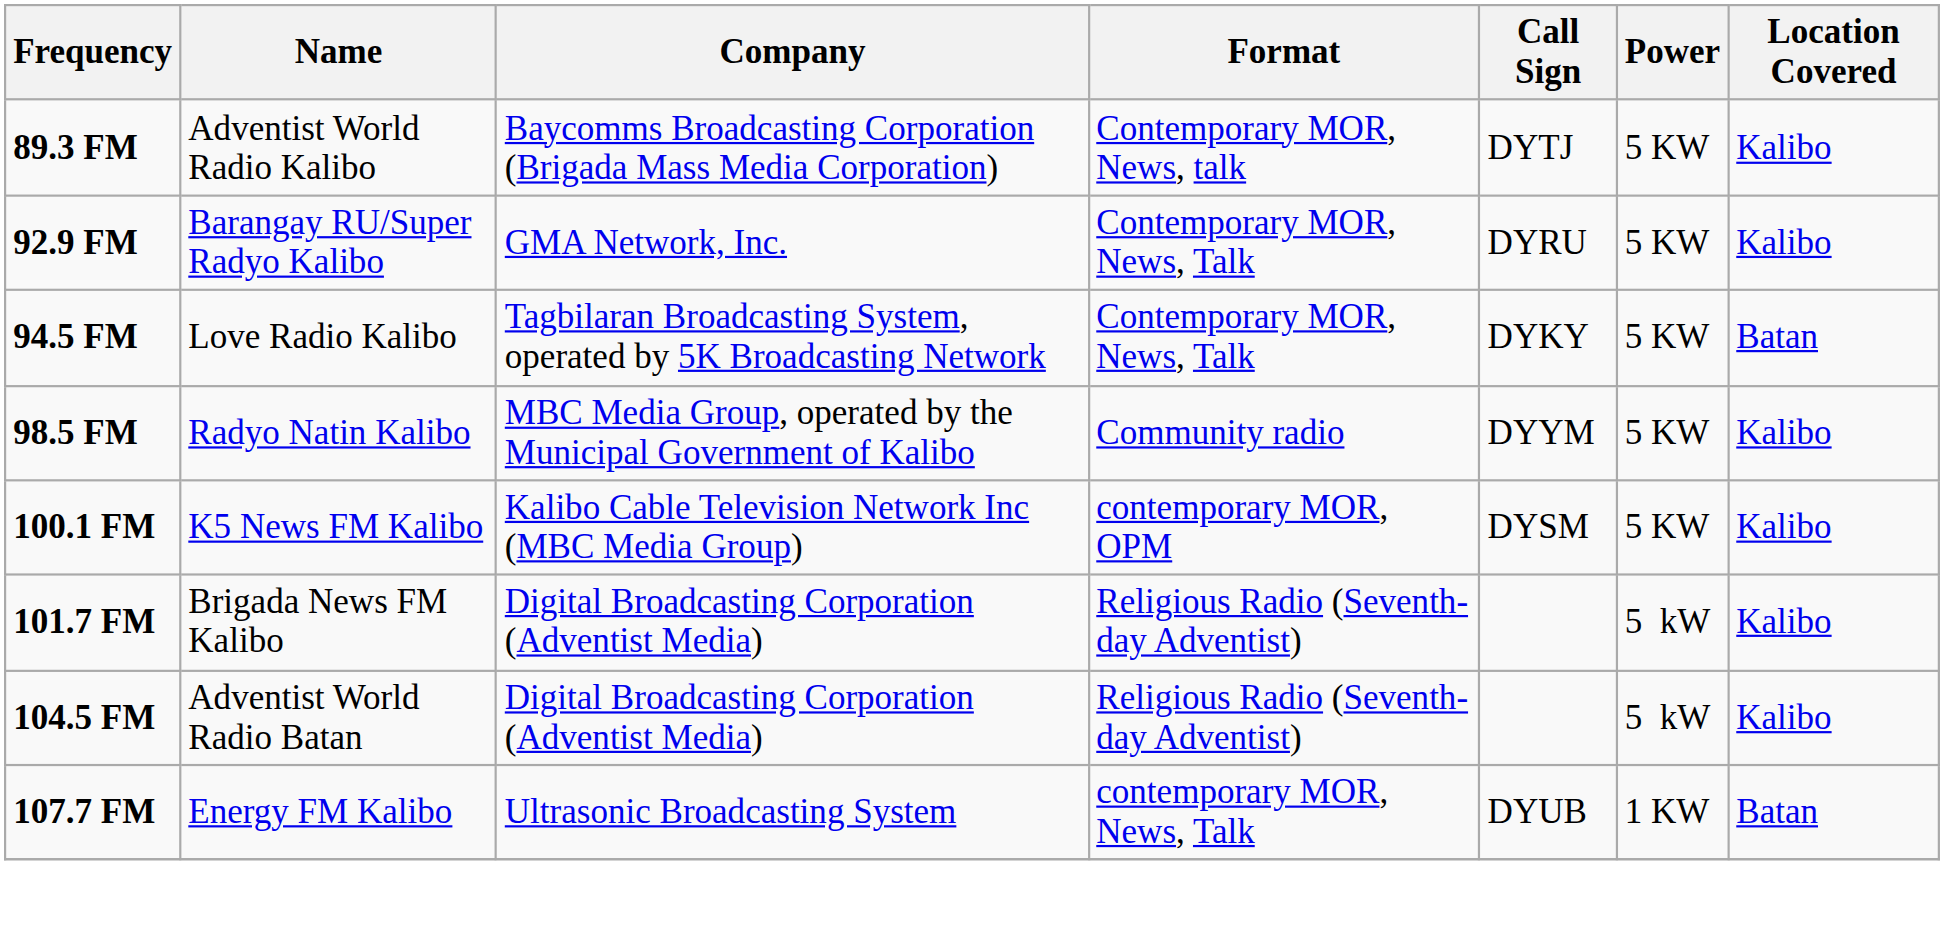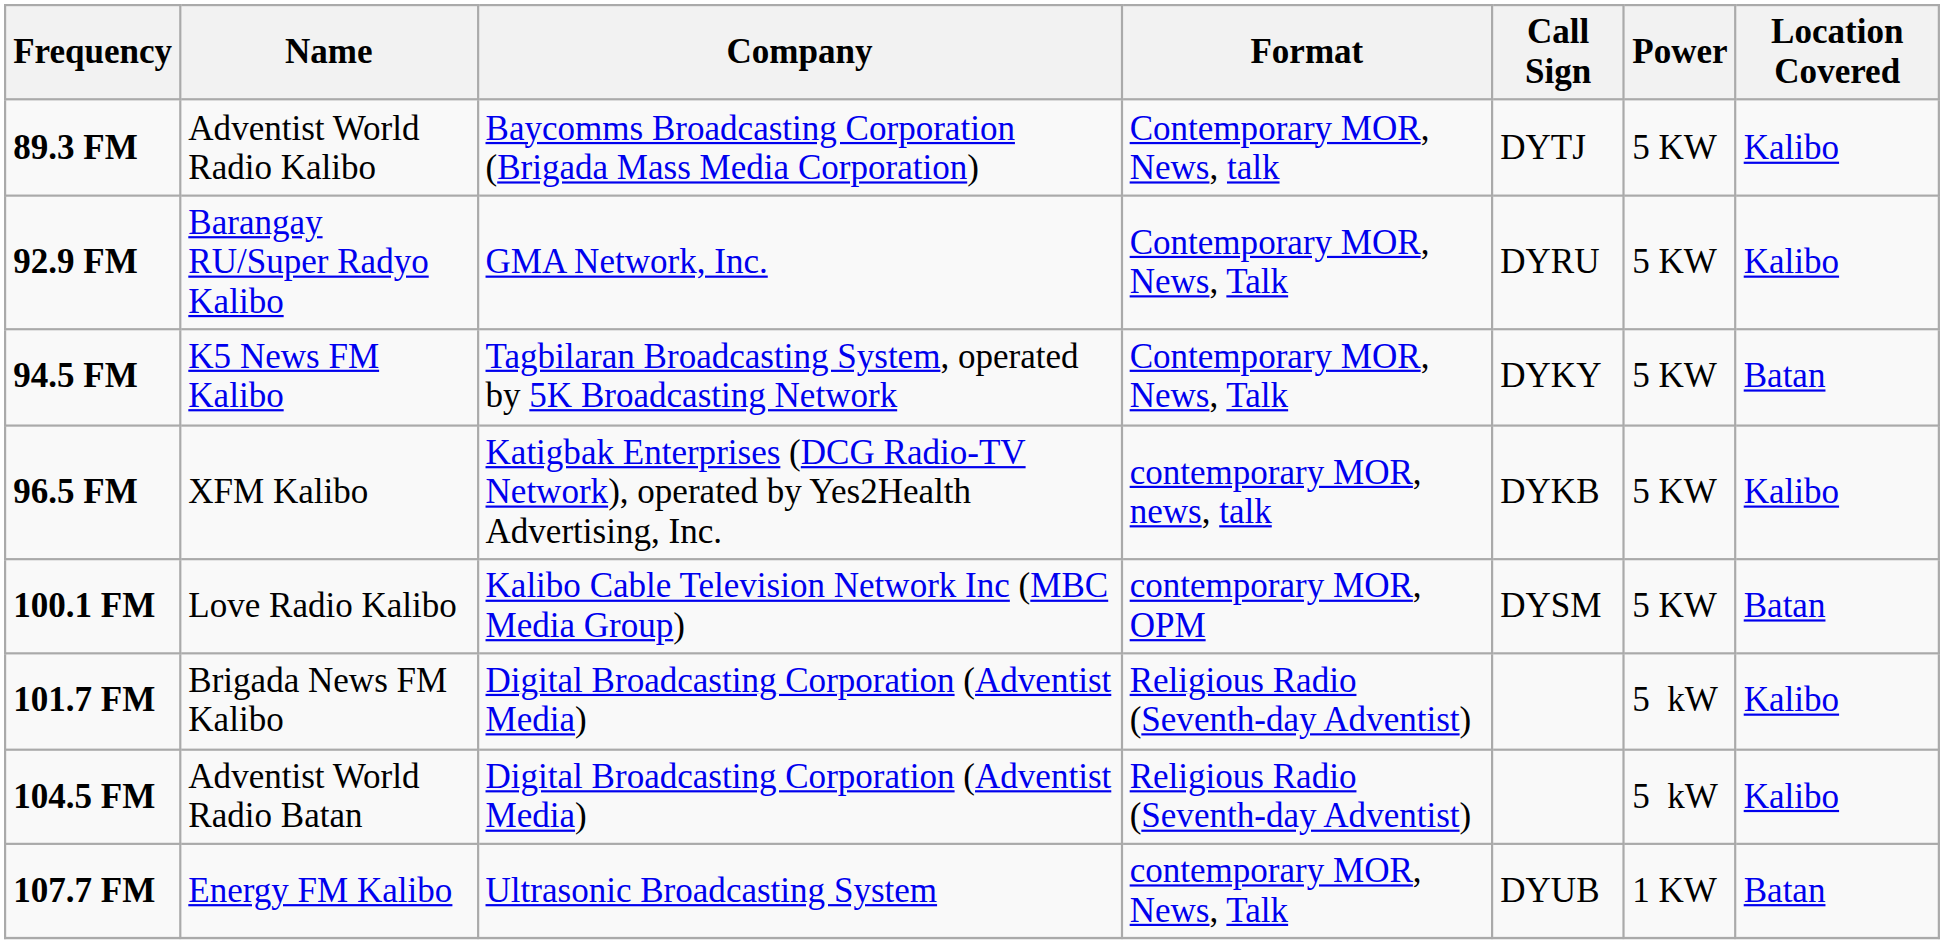(323, 336) Love Radio Kalibo -> (284, 376) K5 News FM Kalibo
+ row: (75, 491)
- row: (75, 431)
(336, 526) K5 News FM Kalibo -> (323, 605) Love Radio Kalibo
(1784, 526) Kalibo -> (1785, 605) Batan
